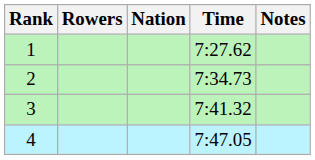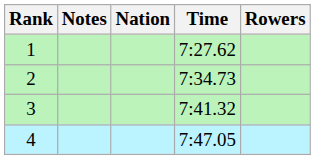columns swapped: (92, 19) <-> (283, 19)
